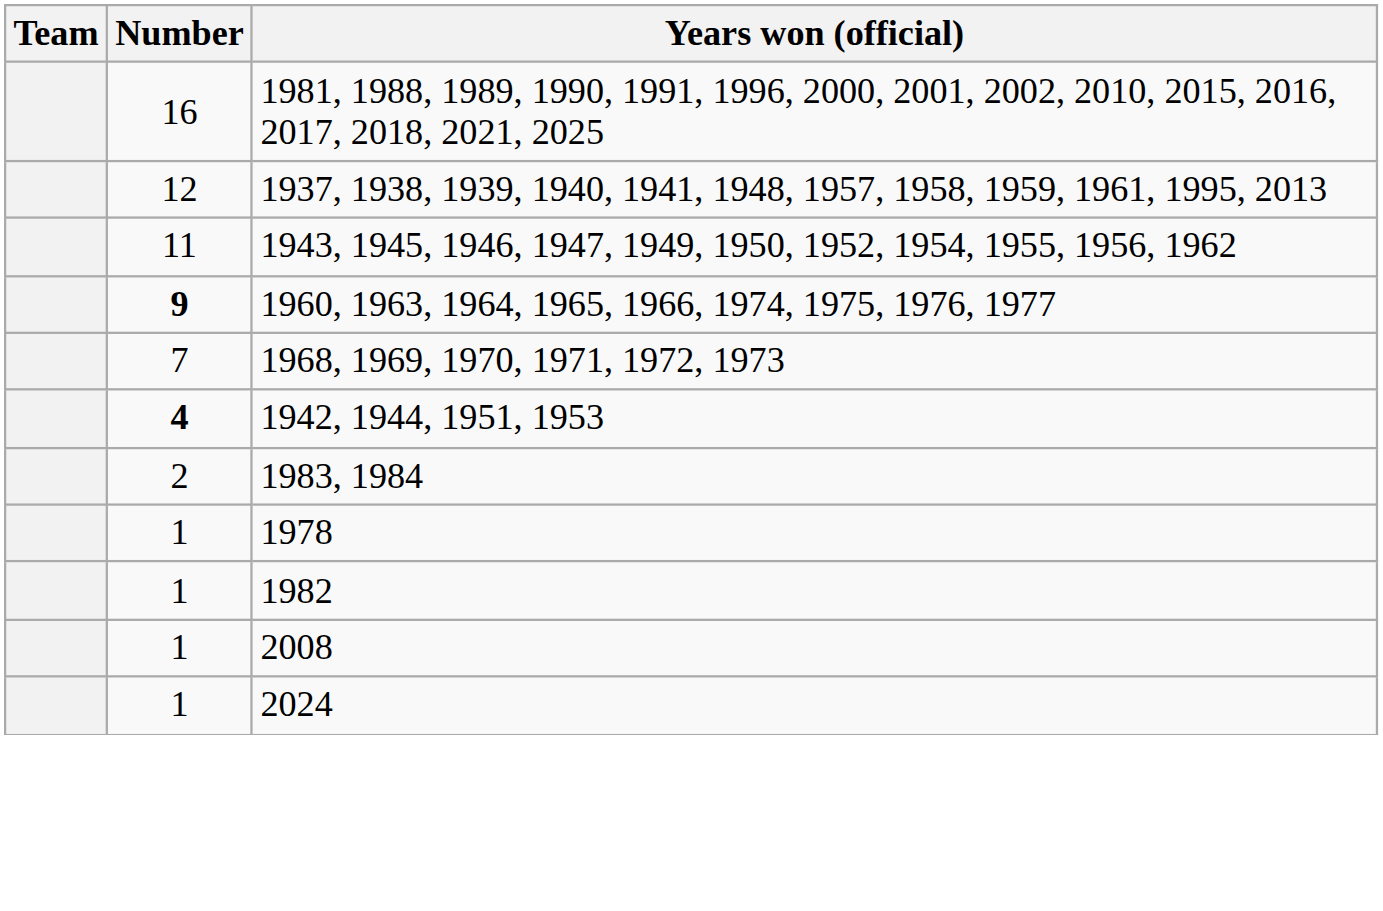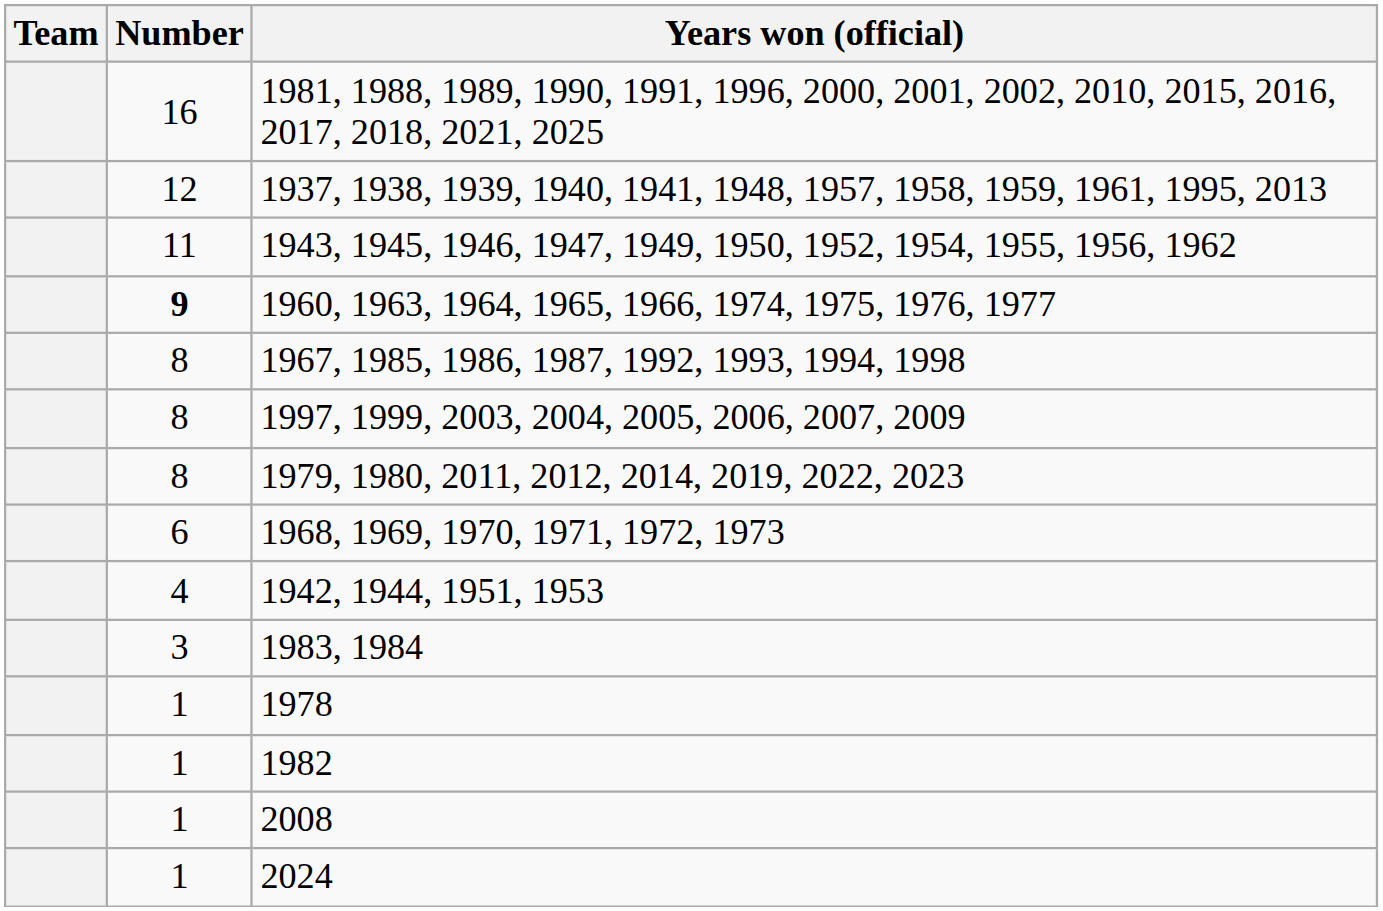+ row: (613, 360)
+ row: (613, 417)
+ row: (612, 475)
(179, 360) 7 -> (179, 532) 6
(179, 417) bold -> (179, 589) normal
(179, 475) 2 -> (179, 647) 3
